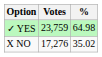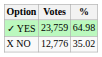(55, 44) 17,276 -> (55, 44) 12,776
